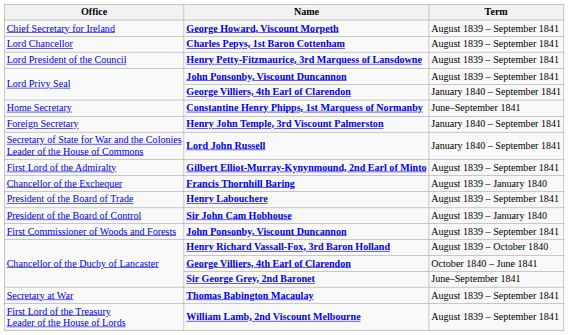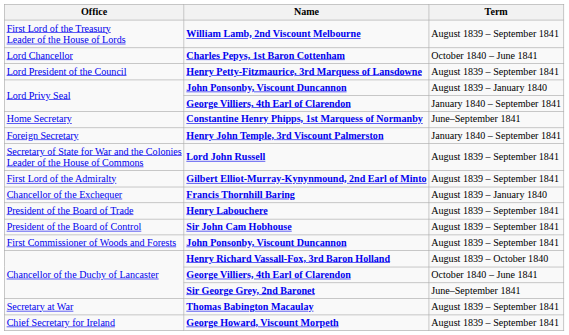rows swapped: (66, 317) <-> (61, 28)
(495, 44) August 1839 – September 1841 -> (484, 55) October 1840 – June 1841
(495, 76) August 1839 – September 1841 -> (489, 87) August 1839 – January 1840
(496, 146) January 1840 – September 1841 -> (495, 157) August 1839 – September 1841
(489, 215) August 1839 – January 1840 -> (495, 227) August 1839 – September 1841
